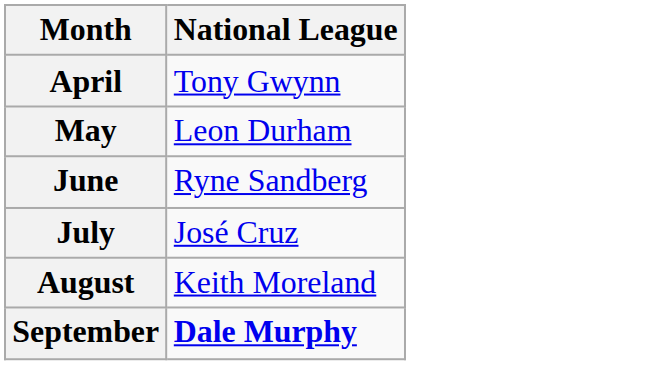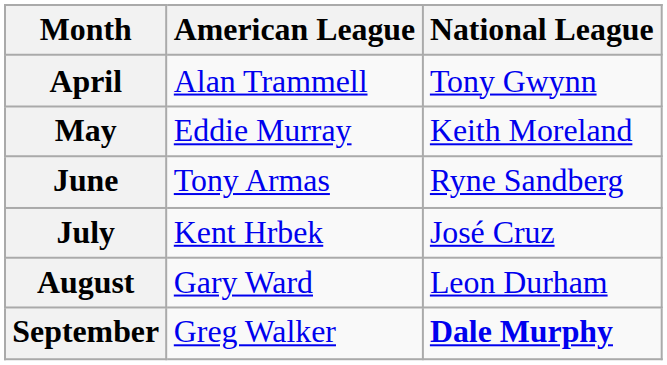+ column: (295, 29)
(263, 130) Leon Durham -> (531, 130) Keith Moreland
(275, 282) Keith Moreland -> (519, 282) Leon Durham
